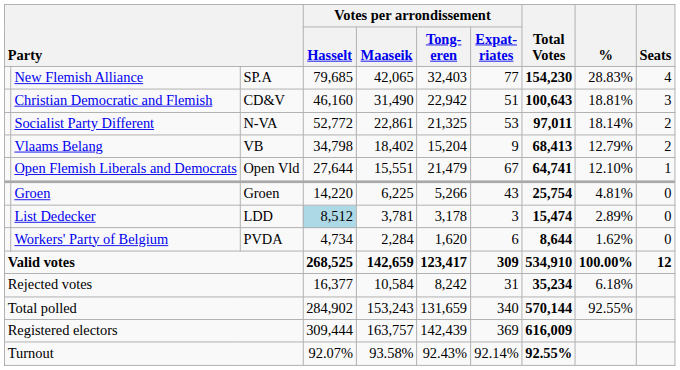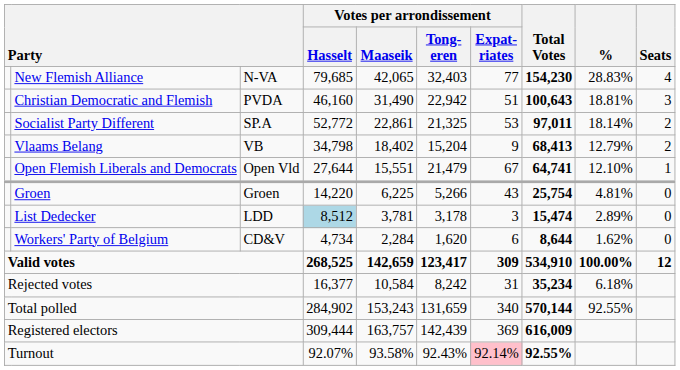(258, 77) SP.A -> (260, 77) N-VA
(264, 100) CD&V -> (263, 100) PVDA
(260, 123) N-VA -> (258, 123) SP.A
(263, 239) PVDA -> (264, 239) CD&V
(496, 353) no background -> (496, 353) pink background
